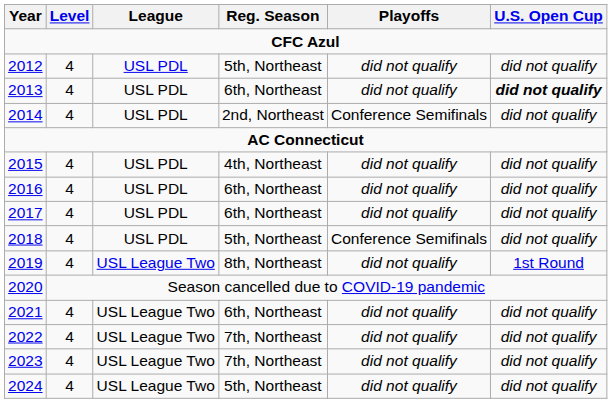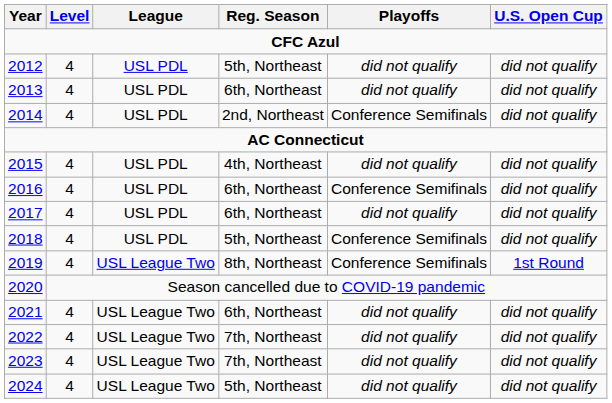(549, 90) bold -> (549, 90) normal
(409, 189) did not qualify -> (409, 189) Conference Semifinals
(409, 262) did not qualify -> (409, 262) Conference Semifinals
